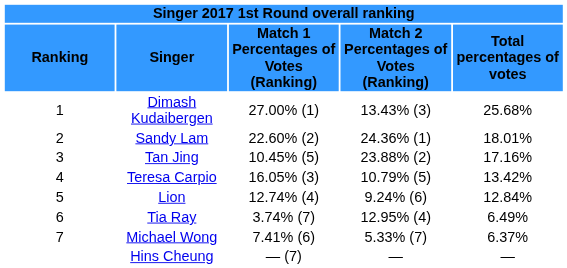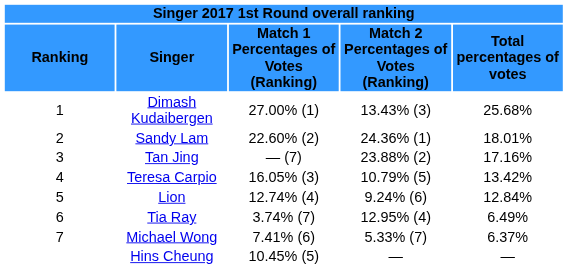(284, 157) 10.45% (5) -> (284, 157) — (7)
(284, 256) — (7) -> (284, 256) 10.45% (5)
